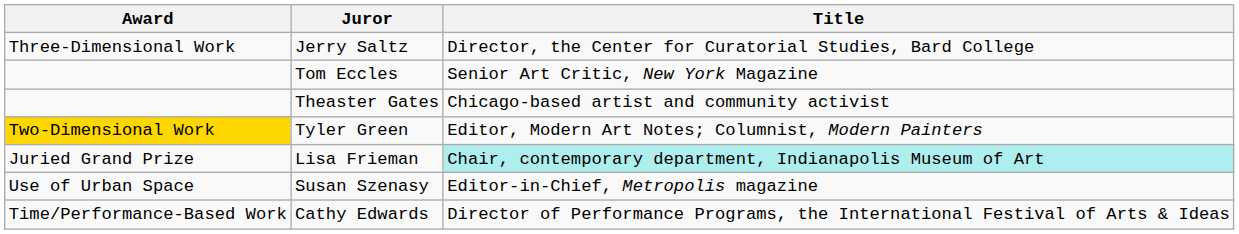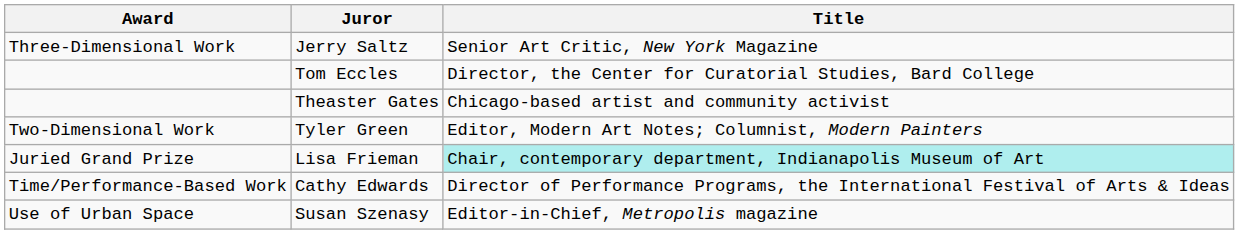(741, 47) Director, the Center for Curatorial Studies, Bard College -> (633, 47) Senior Art Critic, New York Magazine
(633, 75) Senior Art Critic, New York Magazine -> (741, 75) Director, the Center for Curatorial Studies, Bard College
(112, 131) gold background -> (112, 131) no background
rows swapped: (362, 214) <-> (362, 186)
